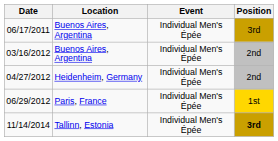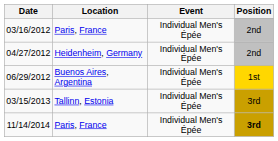- row: (28, 30)
(82, 54) Buenos Aires, Argentina -> (81, 30) Paris, France
(81, 101) Paris, France -> (82, 78) Buenos Aires, Argentina
+ row: (28, 101)
(84, 125) Tallinn, Estonia -> (81, 125) Paris, France
